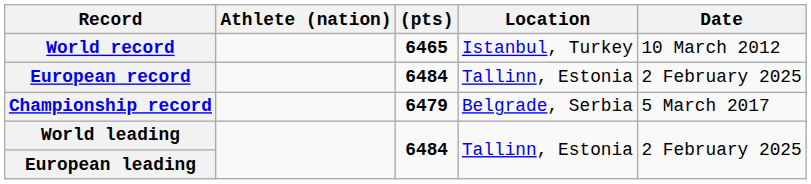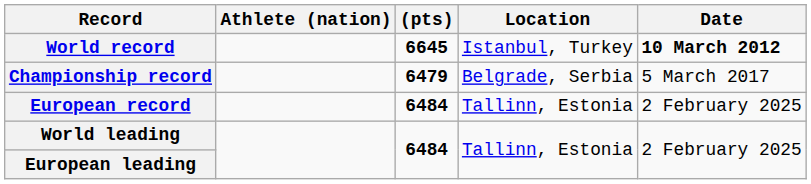(427, 48) 6465 -> (427, 48) 6645
(711, 48) normal -> (711, 48) bold
rows swapped: (110, 77) <-> (110, 106)
